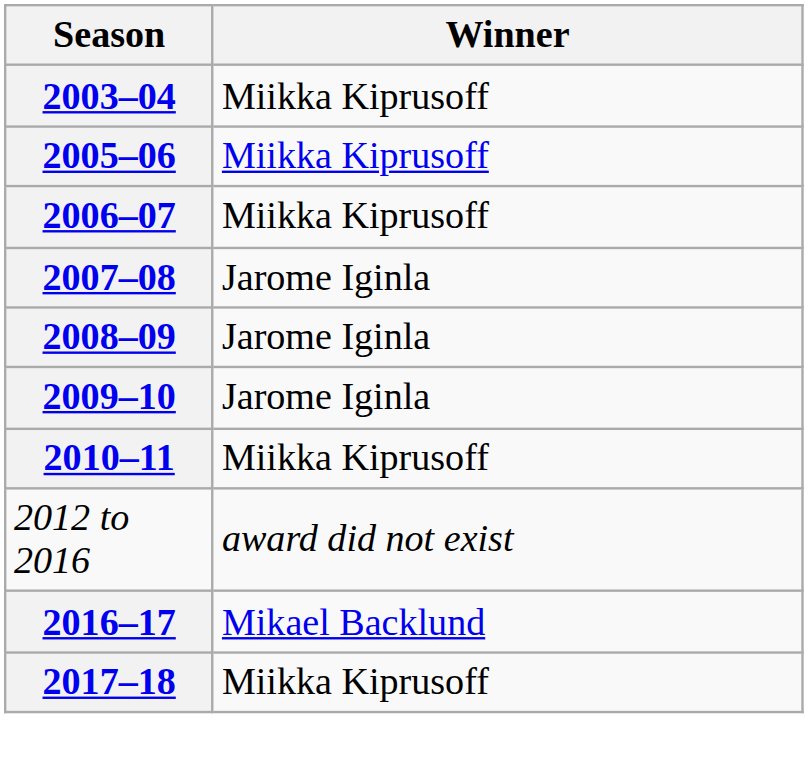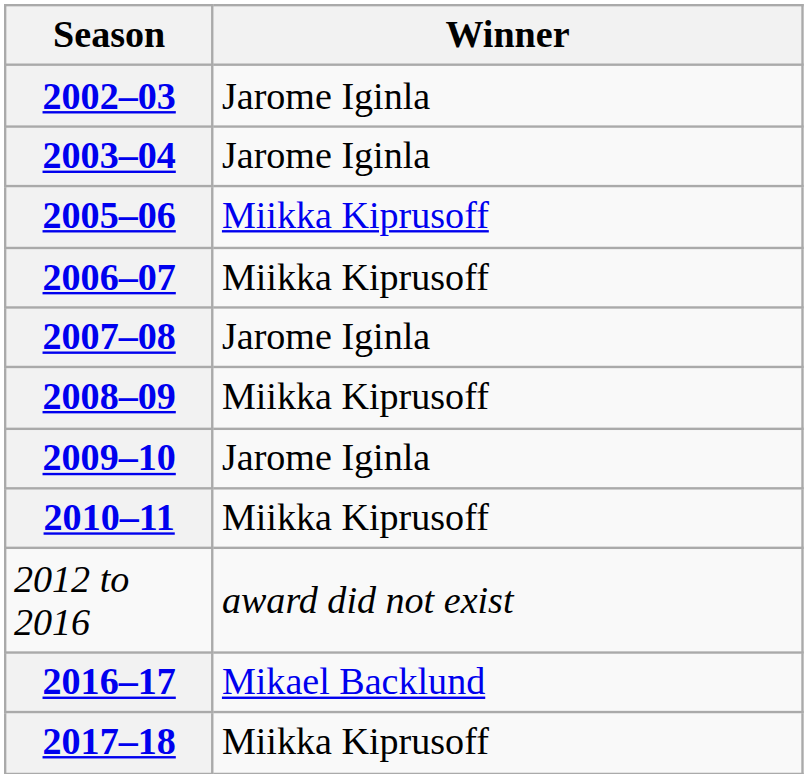+ row: (109, 95)
(355, 95) Miikka Kiprusoff -> (326, 155) Jarome Iginla
(326, 336) Jarome Iginla -> (355, 397) Miikka Kiprusoff
